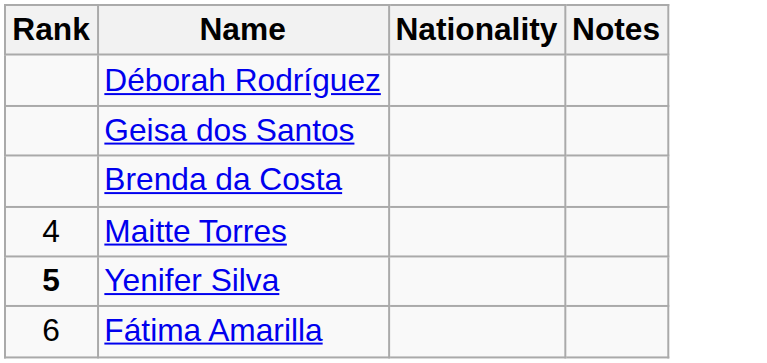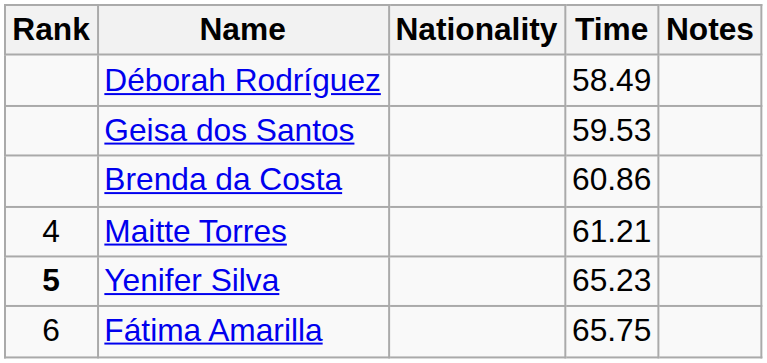+ column: (612, 29)
